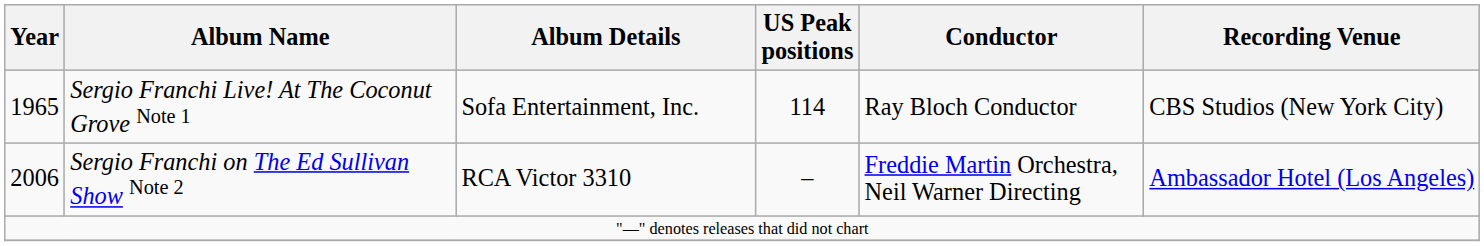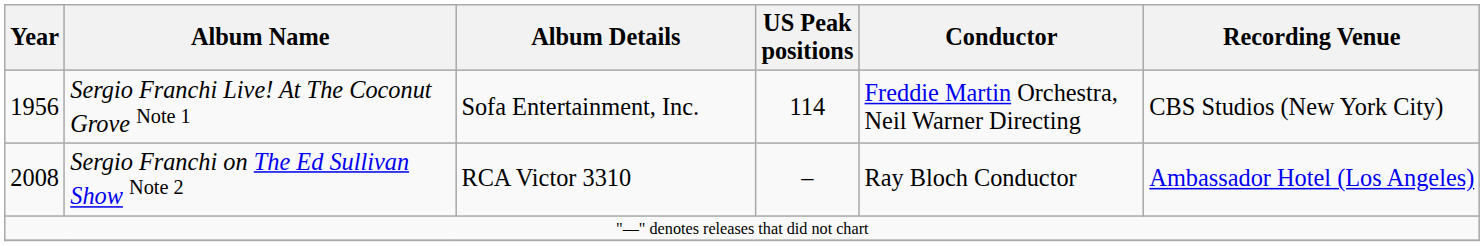(35, 106) 1965 -> (35, 106) 1956
(971, 106) Ray Bloch Conductor -> (991, 106) Freddie Martin Orchestra, Neil Warner Directing
(35, 179) 2006 -> (35, 179) 2008
(991, 179) Freddie Martin Orchestra, Neil Warner Directing -> (971, 179) Ray Bloch Conductor
